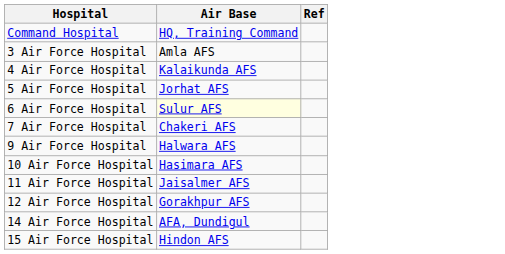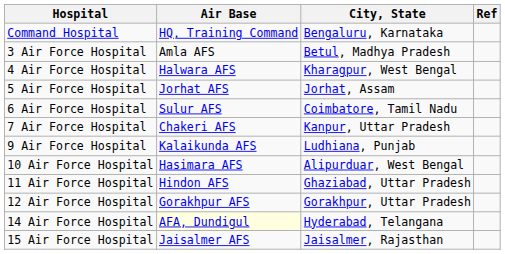+ column: (387, 14)
(208, 70) Kalaikunda AFS -> (197, 70) Halwara AFS
(190, 108) lightyellow background -> (190, 108) no background
(197, 146) Halwara AFS -> (208, 146) Kalaikunda AFS
(204, 184) Jaisalmer AFS -> (194, 184) Hindon AFS
(204, 221) no background -> (204, 221) lightyellow background
(194, 240) Hindon AFS -> (204, 240) Jaisalmer AFS
